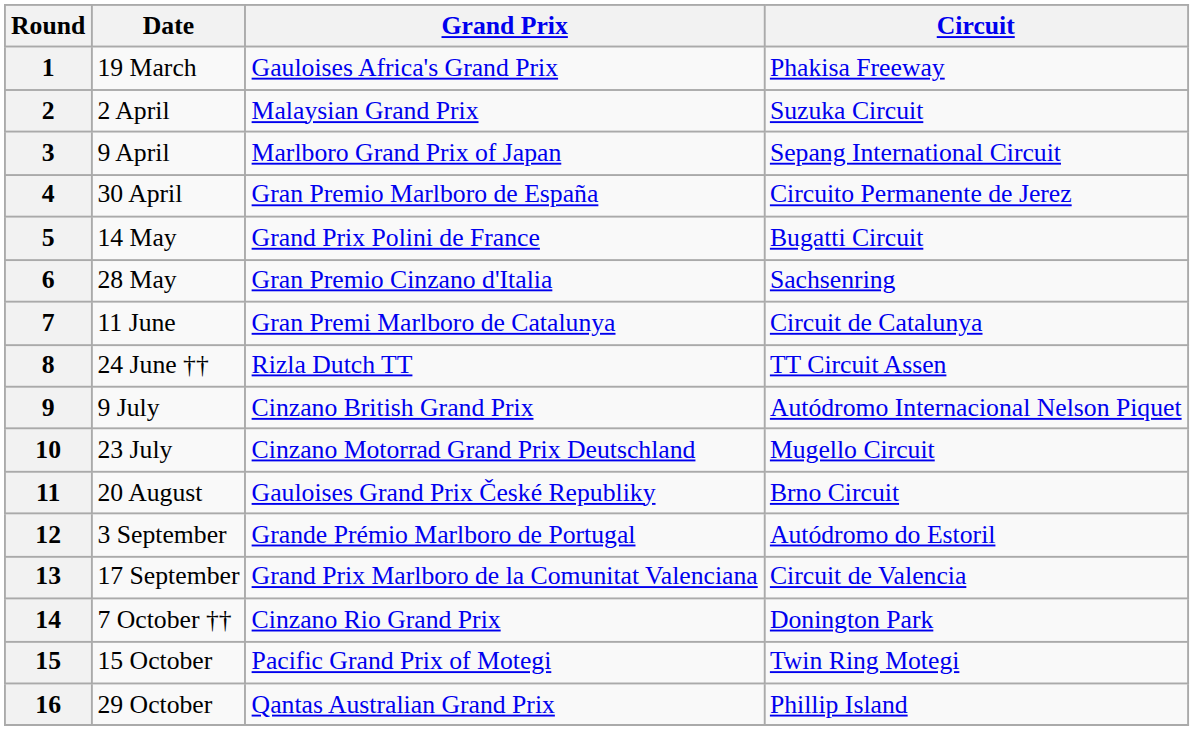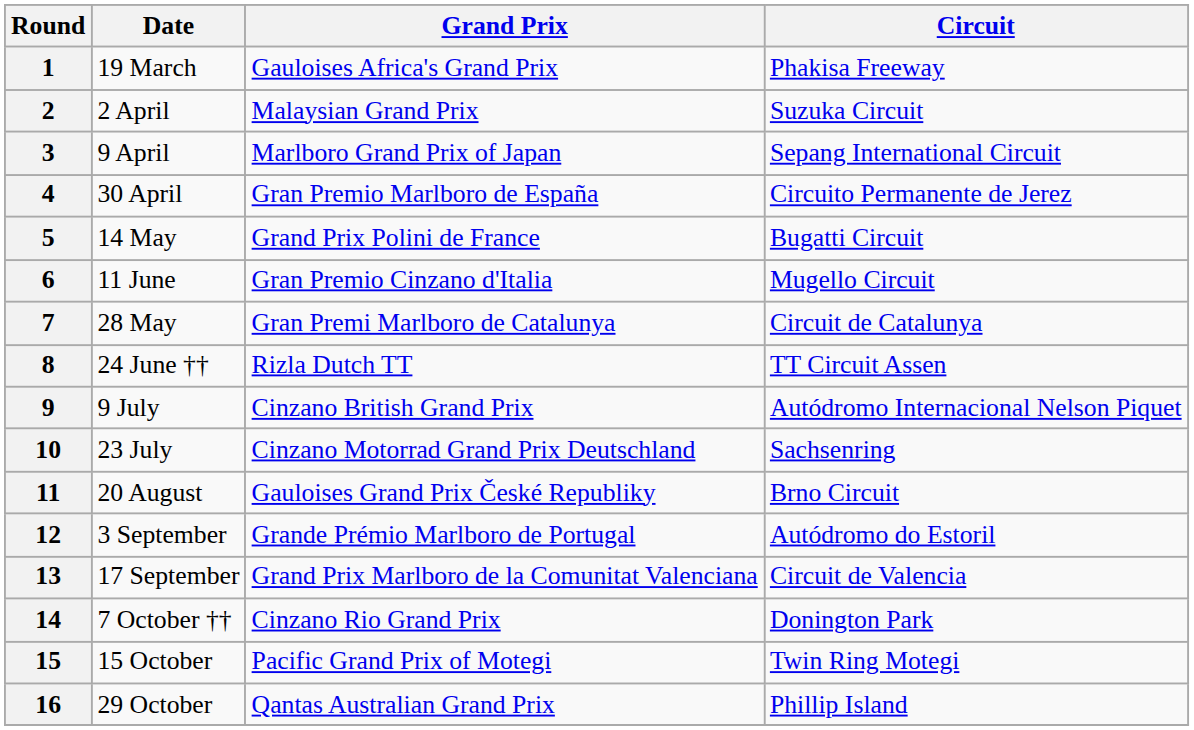(137, 279) 28 May -> (137, 279) 11 June
(833, 279) Sachsenring -> (852, 279) Mugello Circuit
(137, 322) 11 June -> (137, 322) 28 May
(852, 449) Mugello Circuit -> (833, 449) Sachsenring
